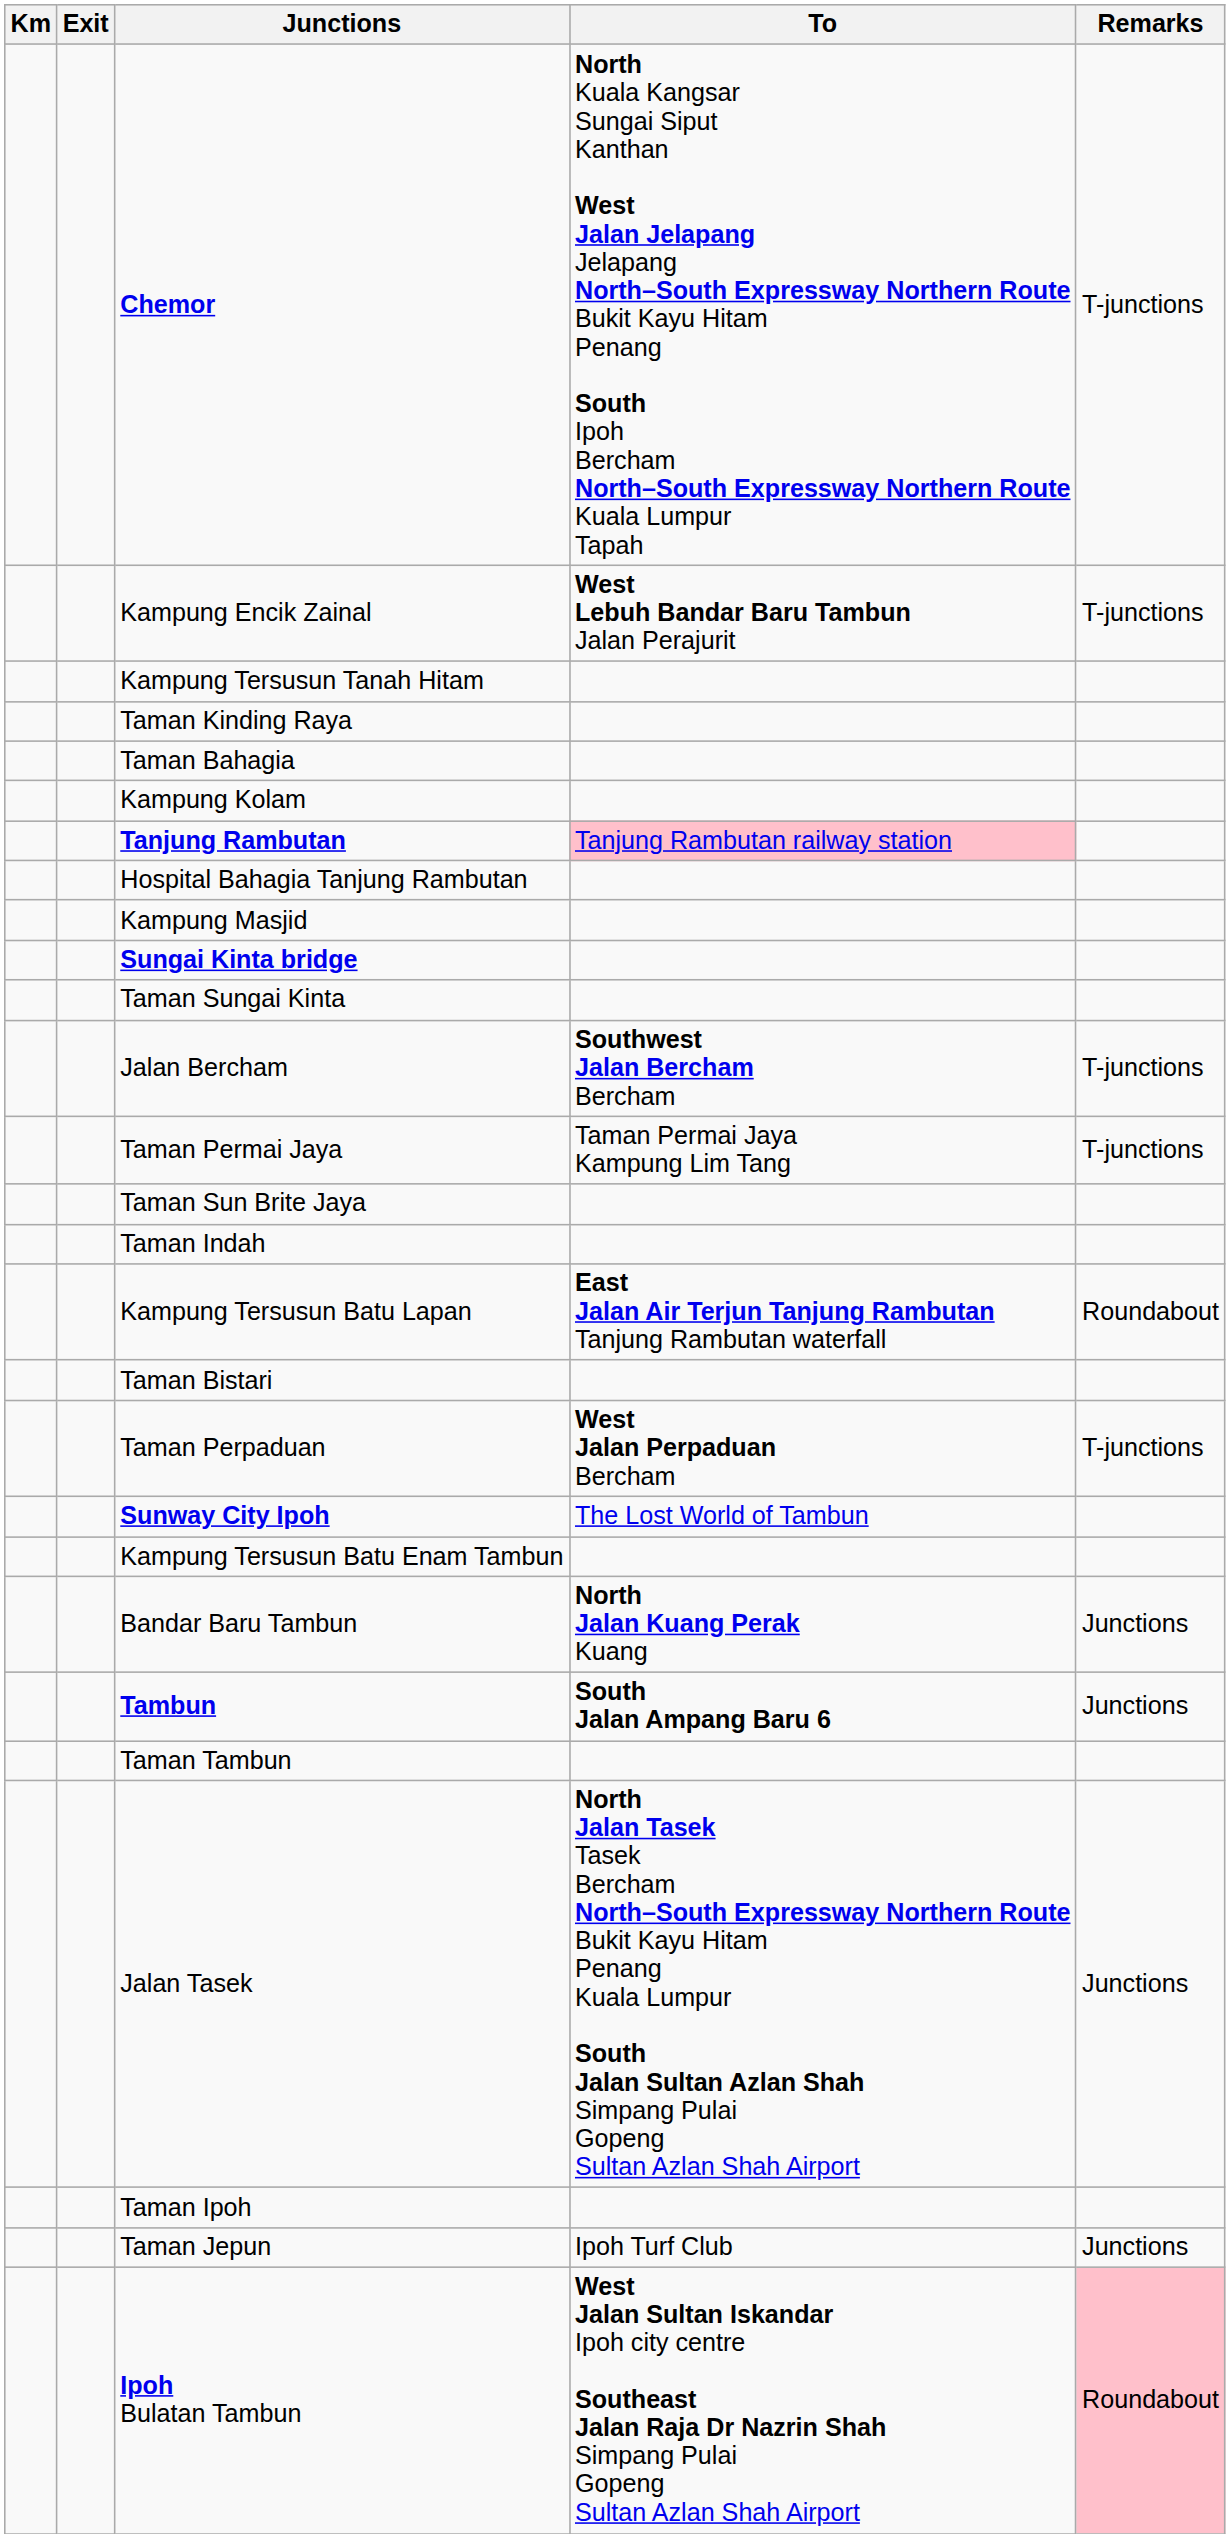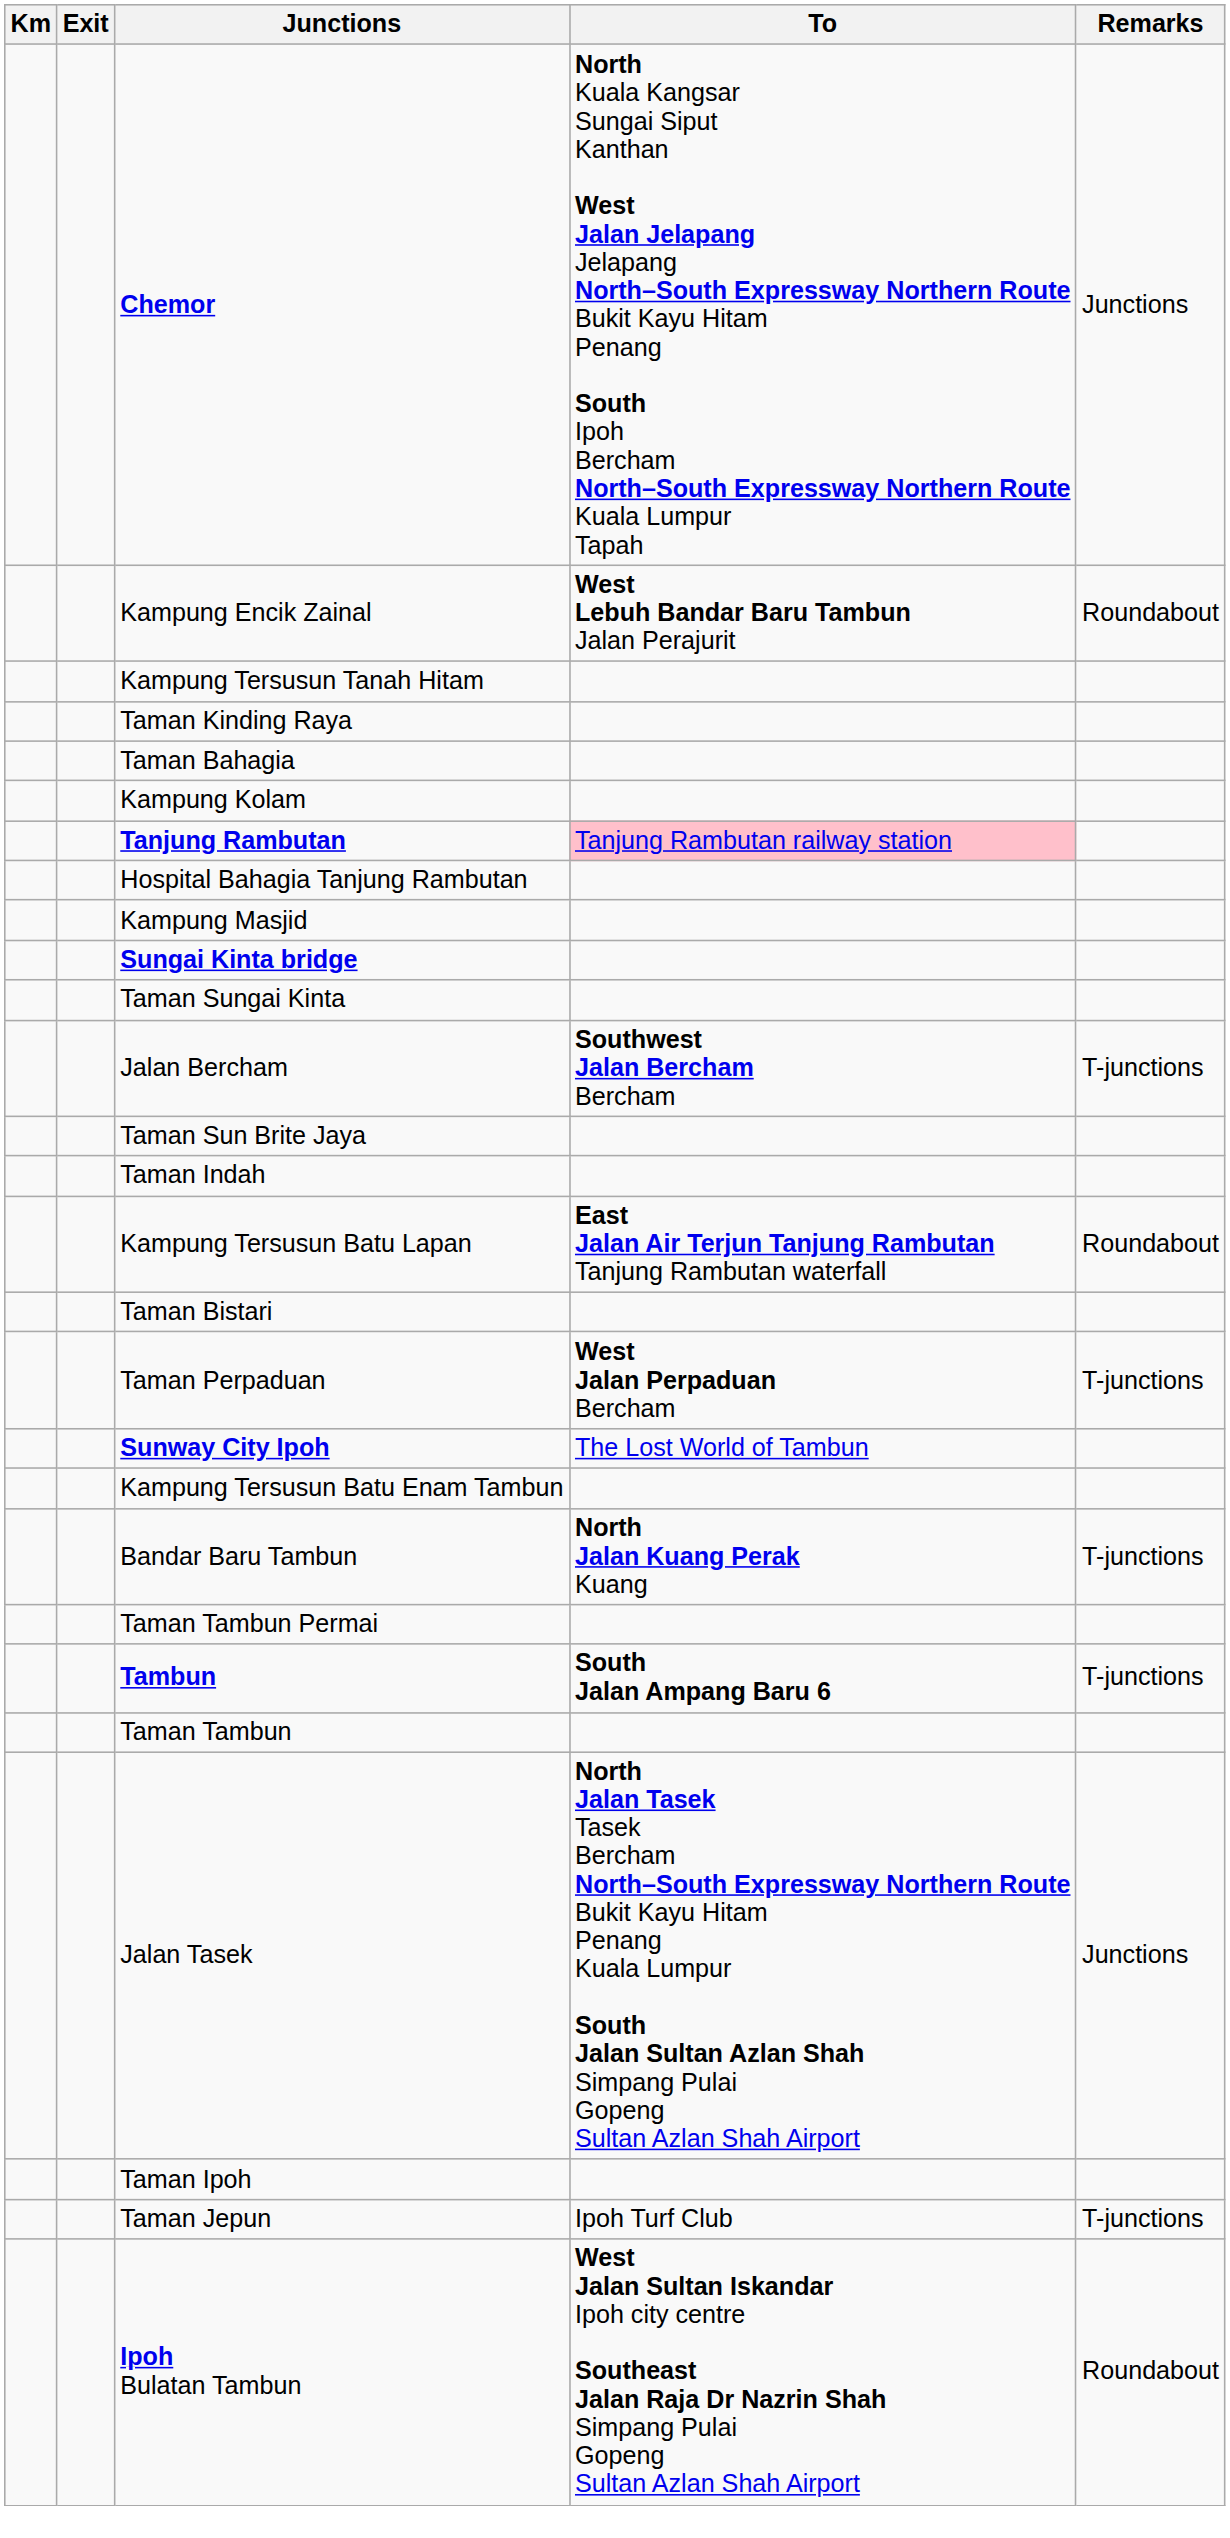(1143, 304) T-junctions -> (1135, 304) Junctions
(1143, 612) T-junctions -> (1151, 612) Roundabout
- row: (231, 1149)
(1135, 1624) Junctions -> (1143, 1555) T-junctions
+ row: (249, 1624)
(1135, 1706) Junctions -> (1143, 1678) T-junctions
(1135, 2247) Junctions -> (1143, 2218) T-junctions
(1151, 2400) pink background -> (1151, 2371) no background
